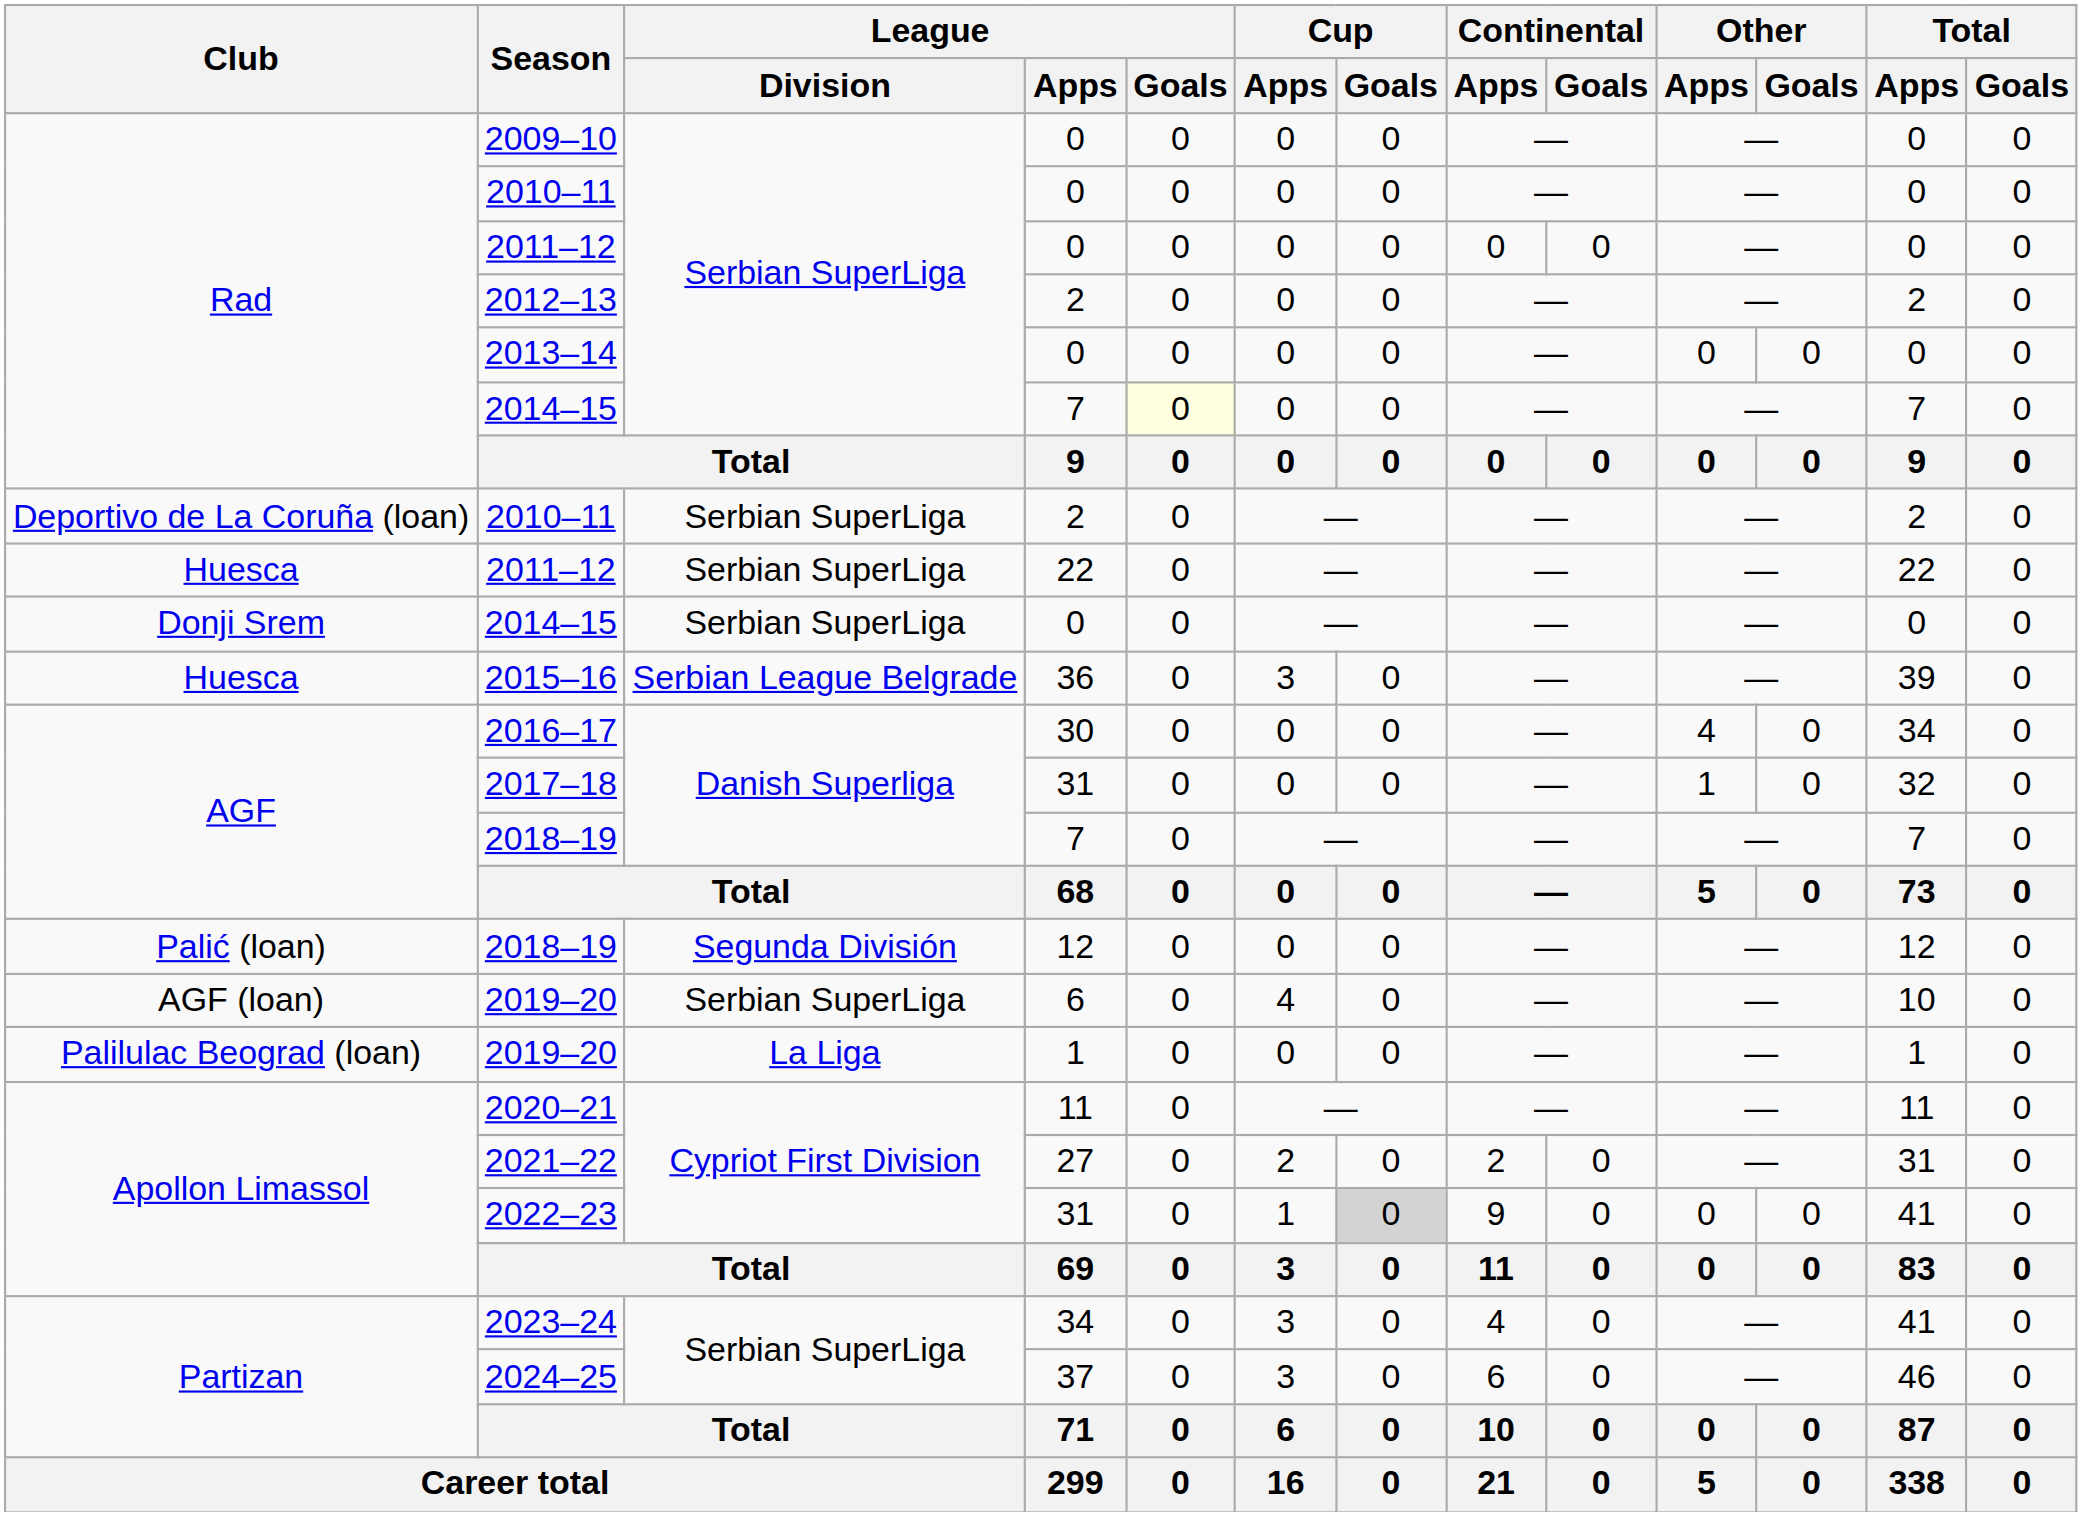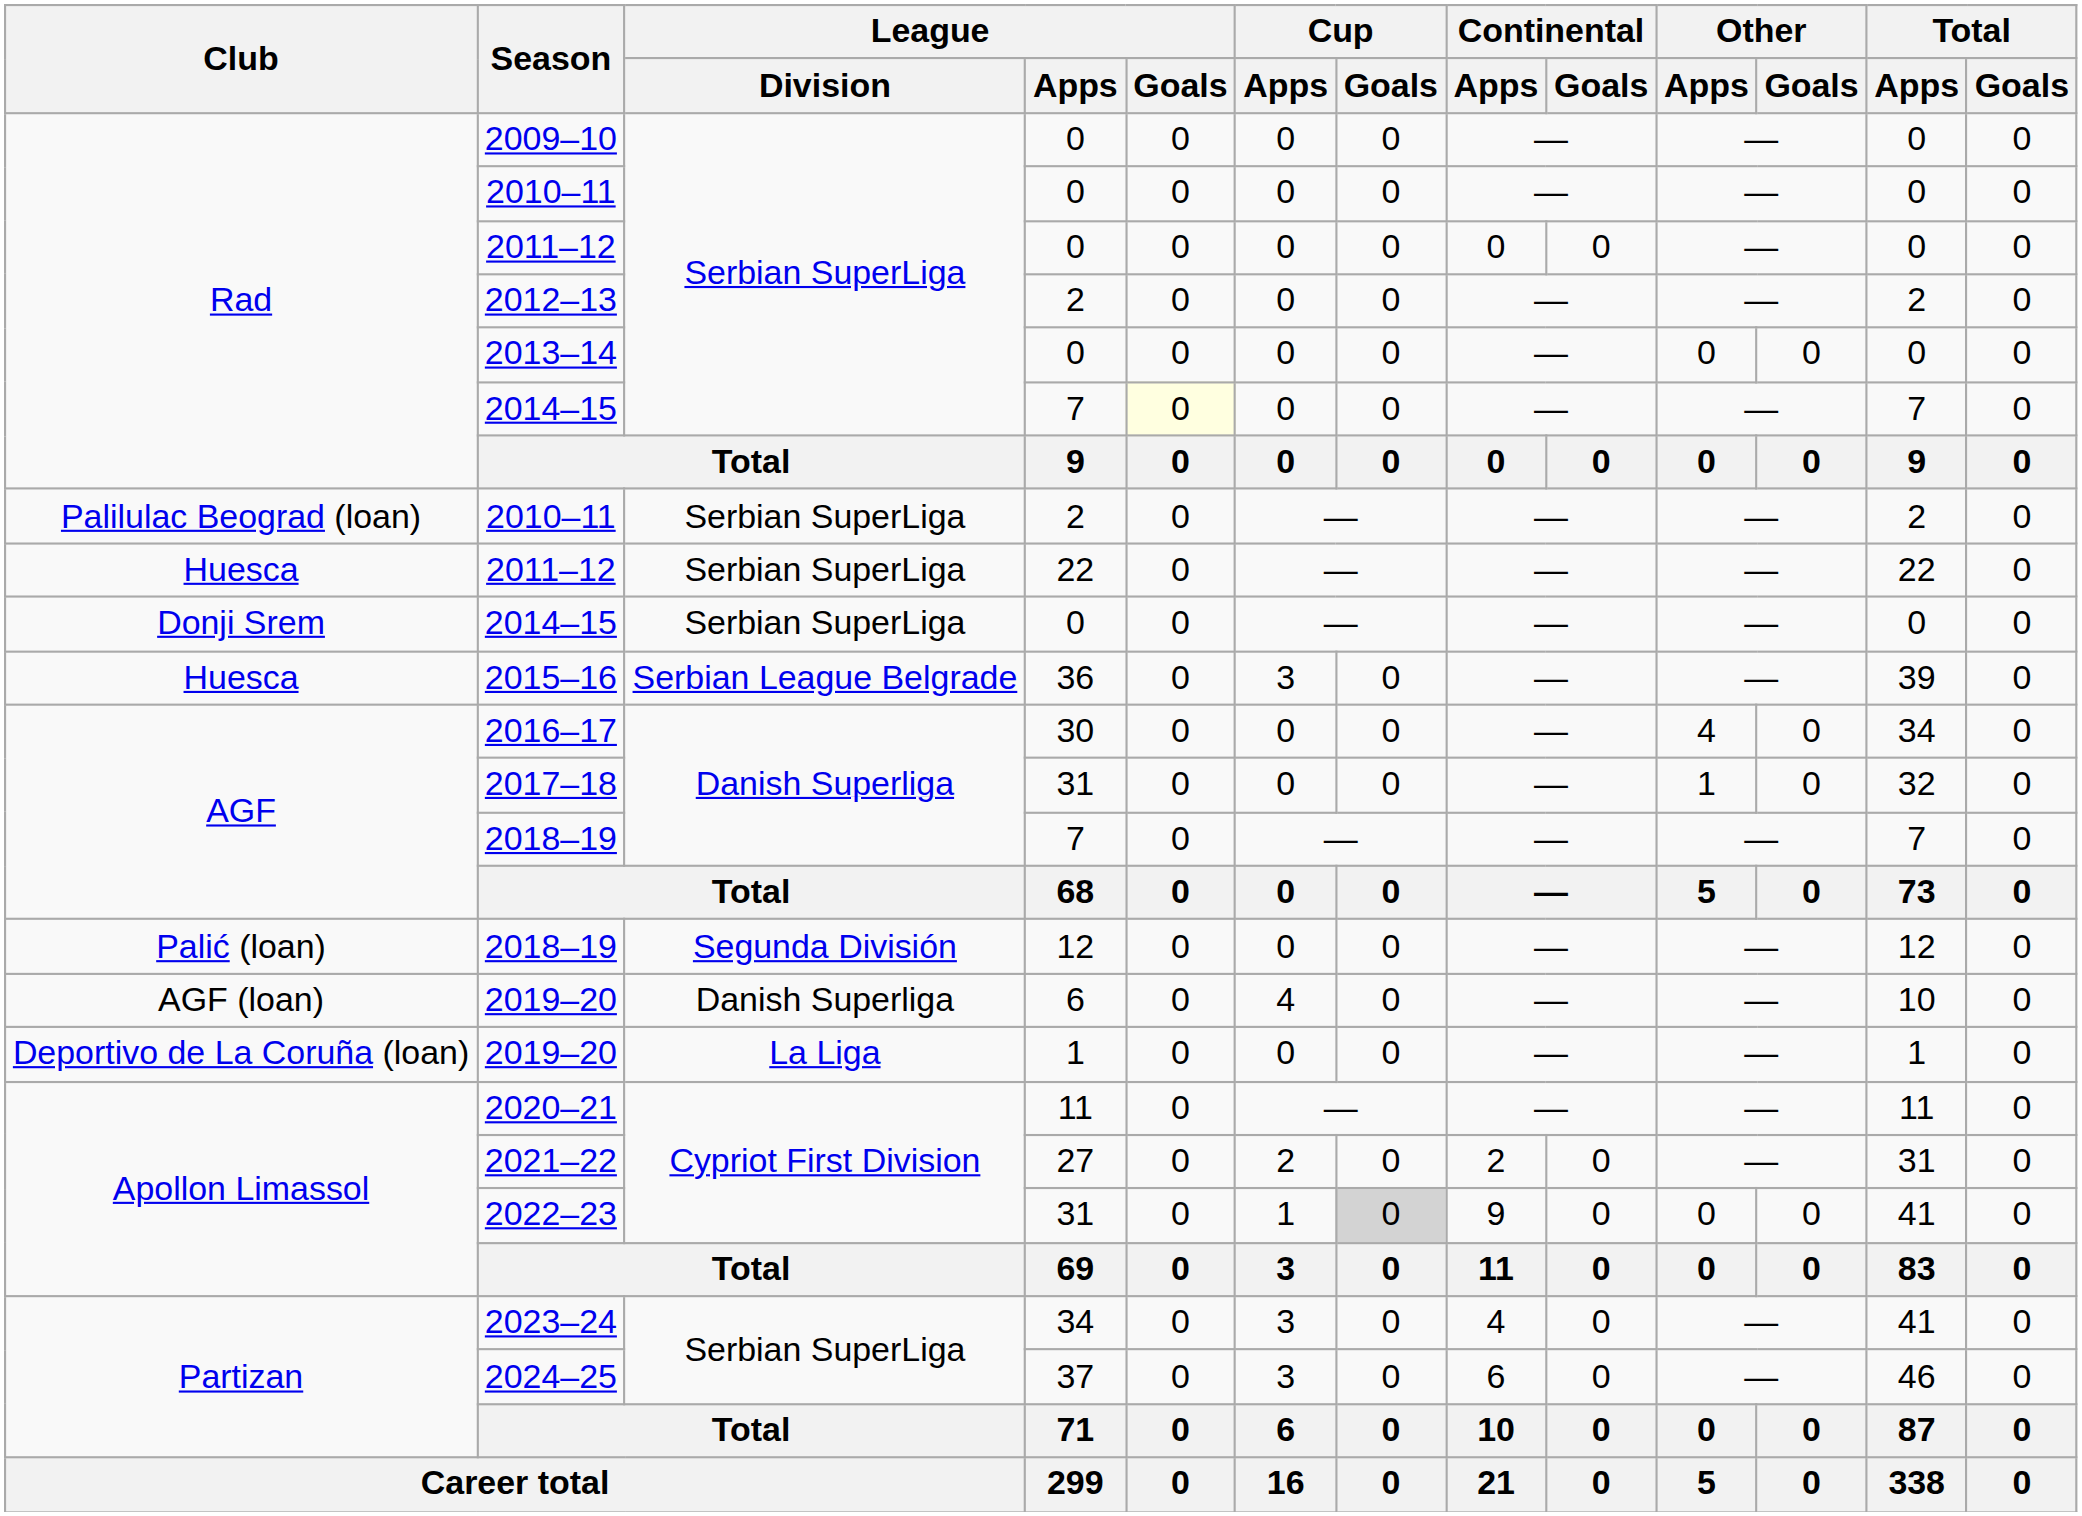(241, 515) Deportivo de La Coruña (loan) -> (241, 515) Palilulac Beograd (loan)
(825, 999) Serbian SuperLiga -> (825, 999) Danish Superliga
(241, 1053) Palilulac Beograd (loan) -> (241, 1053) Deportivo de La Coruña (loan)
